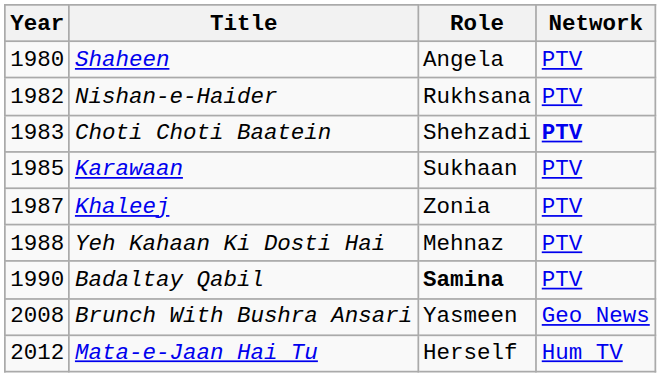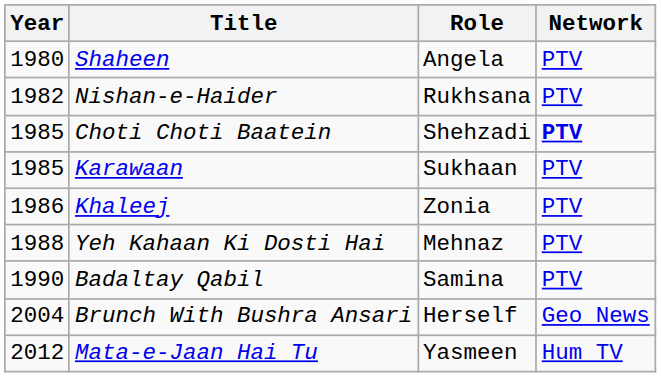(37, 133) 1983 -> (37, 133) 1985
(37, 206) 1987 -> (37, 206) 1986
(464, 280) bold -> (464, 280) normal
(37, 316) 2008 -> (37, 316) 2004
(470, 316) Yasmeen -> (470, 316) Herself
(470, 353) Herself -> (470, 353) Yasmeen
